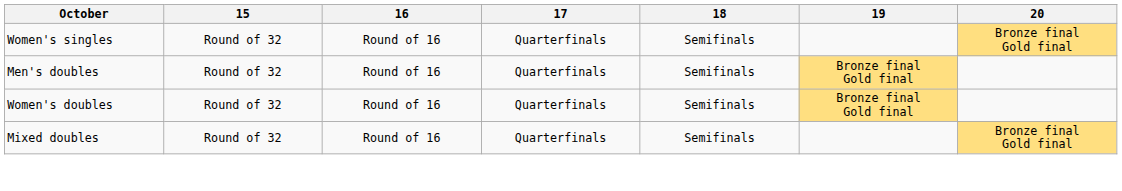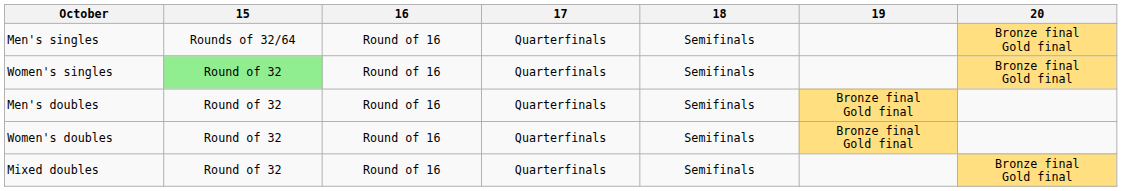+ row: (53, 40)
(243, 40) no background -> (243, 72) lightgreen background
